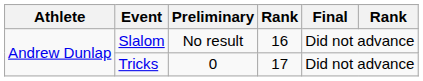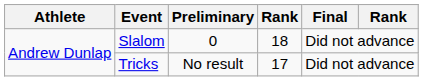(213, 41) No result -> (213, 41) 0
(280, 41) 16 -> (280, 41) 18
(213, 65) 0 -> (213, 65) No result
